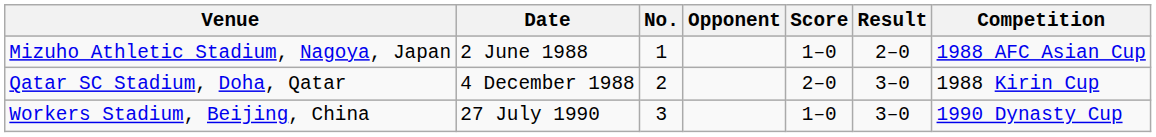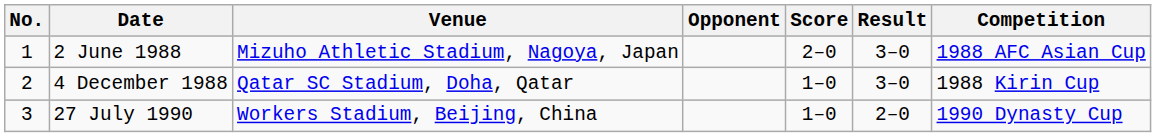columns swapped: (661, 21) <-> (230, 21)
(819, 52) 1–0 -> (819, 52) 2–0
(892, 52) 2–0 -> (892, 52) 3–0
(819, 84) 2–0 -> (819, 84) 1–0
(892, 115) 3–0 -> (892, 115) 2–0
